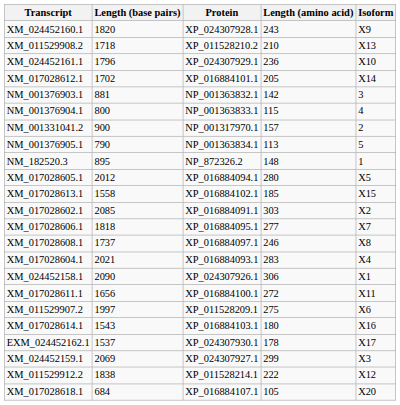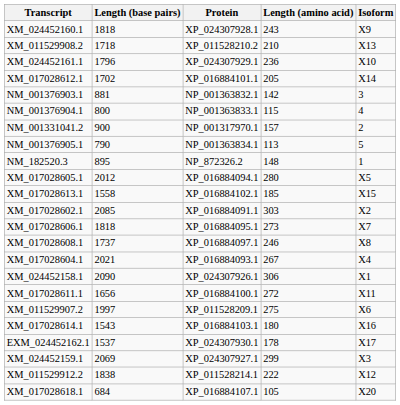(105, 29) 1820 -> (105, 29) 1818
(271, 227) 277 -> (271, 227) 273
(271, 260) 283 -> (271, 260) 267
